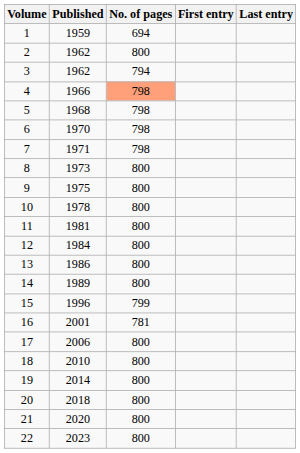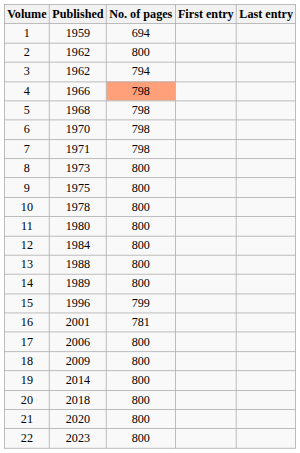(78, 226) 1981 -> (78, 226) 1980
(78, 264) 1986 -> (78, 264) 1988
(78, 361) 2010 -> (78, 361) 2009
